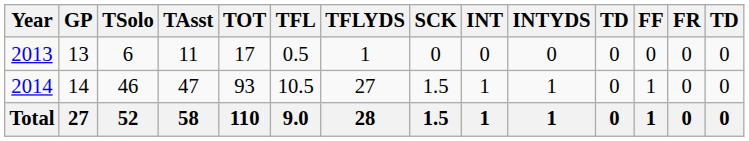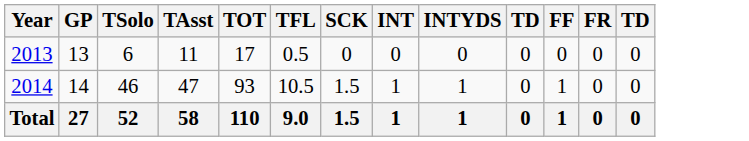- column: (365, 20)
